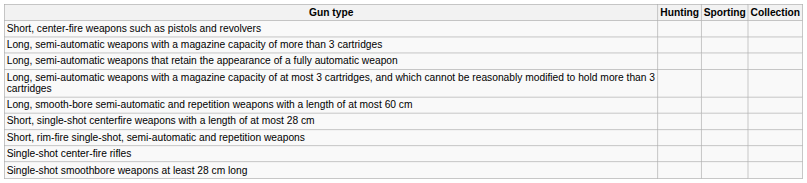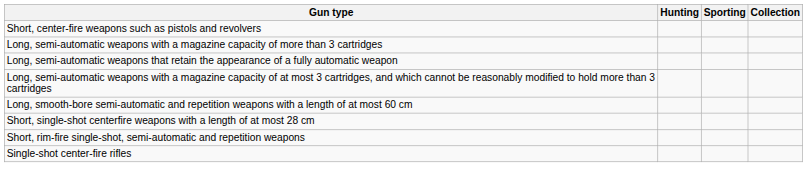- row: (127, 170)
